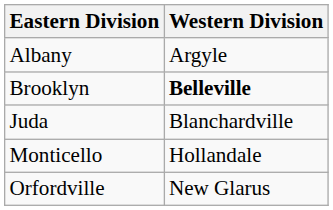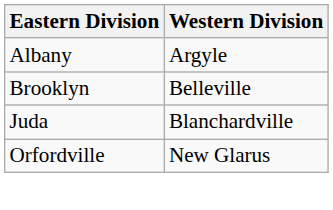(210, 88) bold -> (210, 88) normal
- row: (56, 155)
